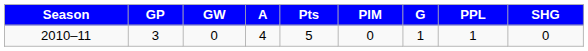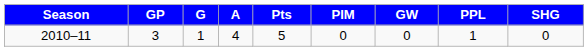columns swapped: (420, 14) <-> (214, 14)
